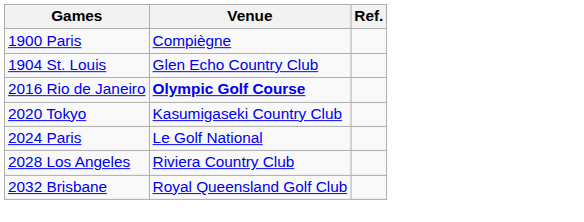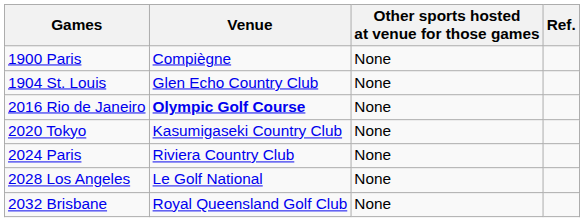+ column: (447, 25)
(208, 138) Le Golf National -> (223, 155) Riviera Country Club
(223, 162) Riviera Country Club -> (208, 180) Le Golf National
